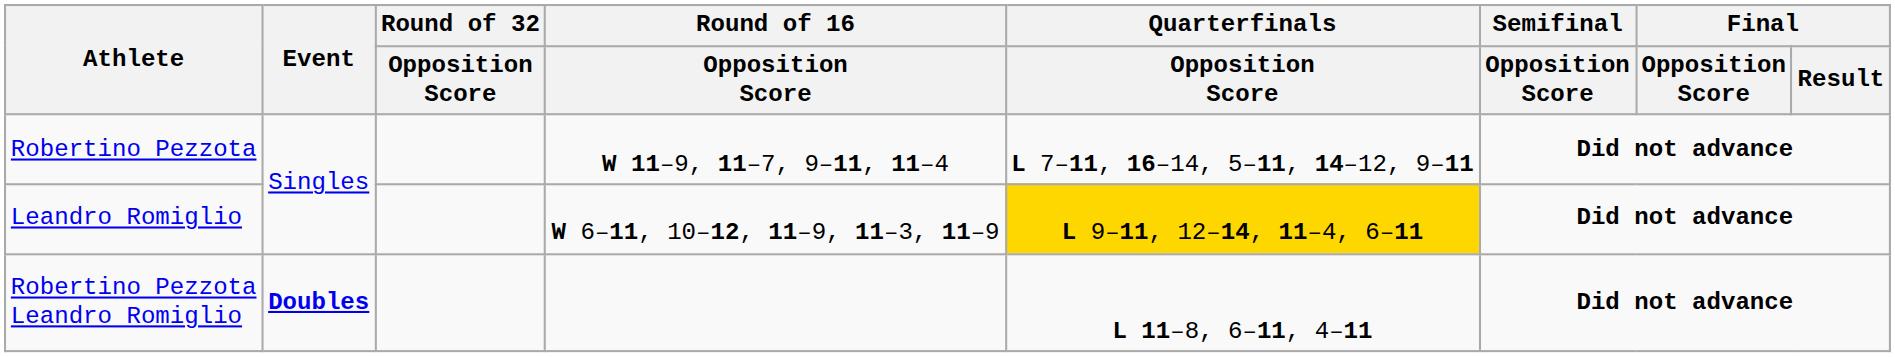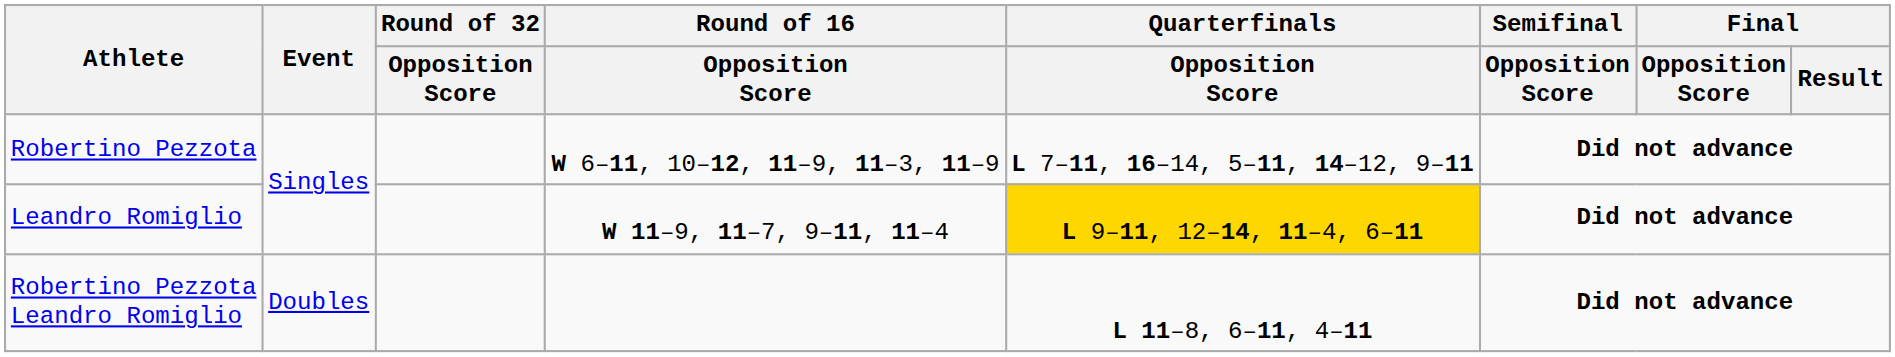(776, 164) W 11–9, 11–7, 9–11, 11–4 -> (776, 164) W 6–11, 10–12, 11–9, 11–3, 11–9
(776, 233) W 6–11, 10–12, 11–9, 11–3, 11–9 -> (776, 233) W 11–9, 11–7, 9–11, 11–4
(319, 302) bold -> (319, 302) normal
